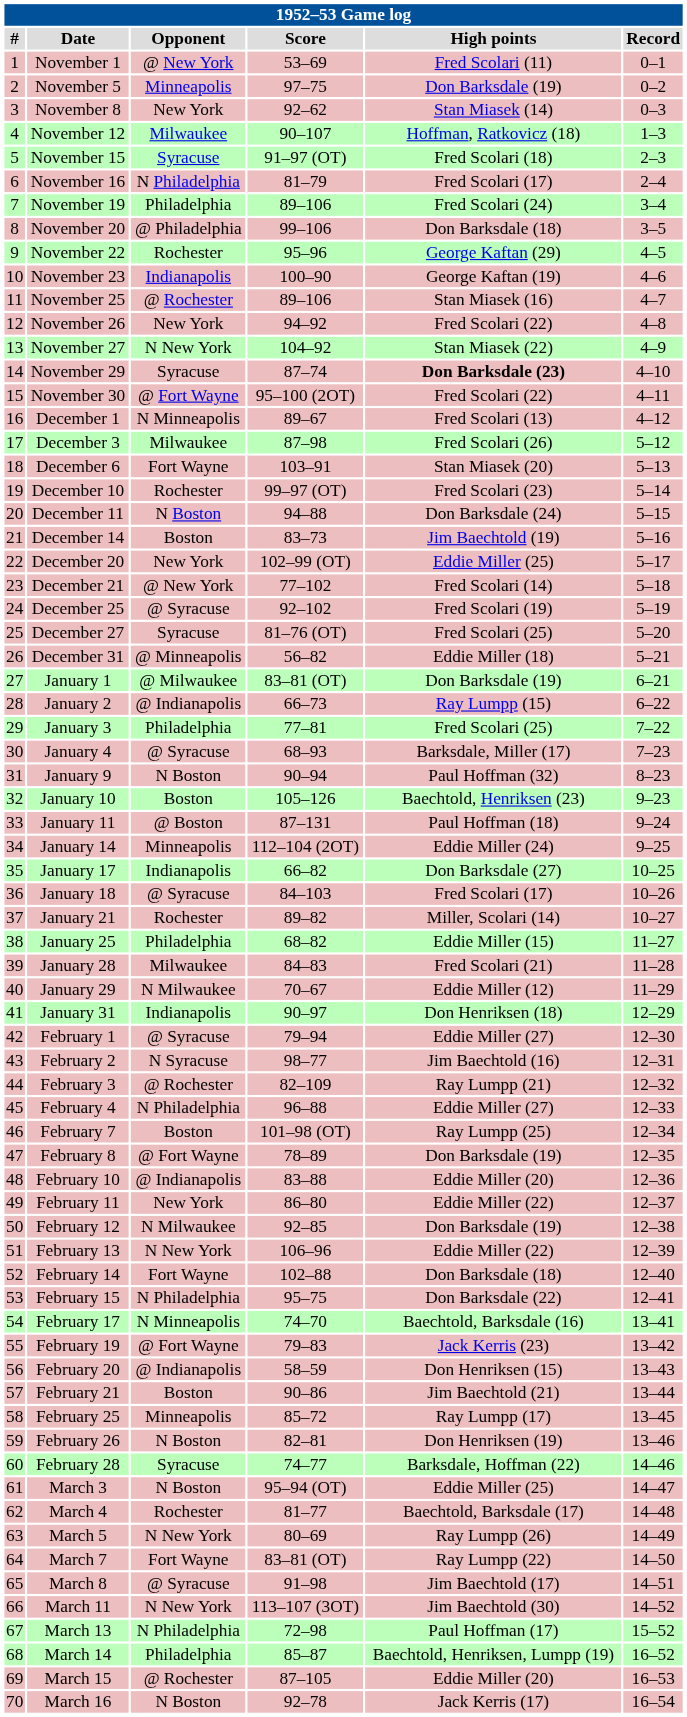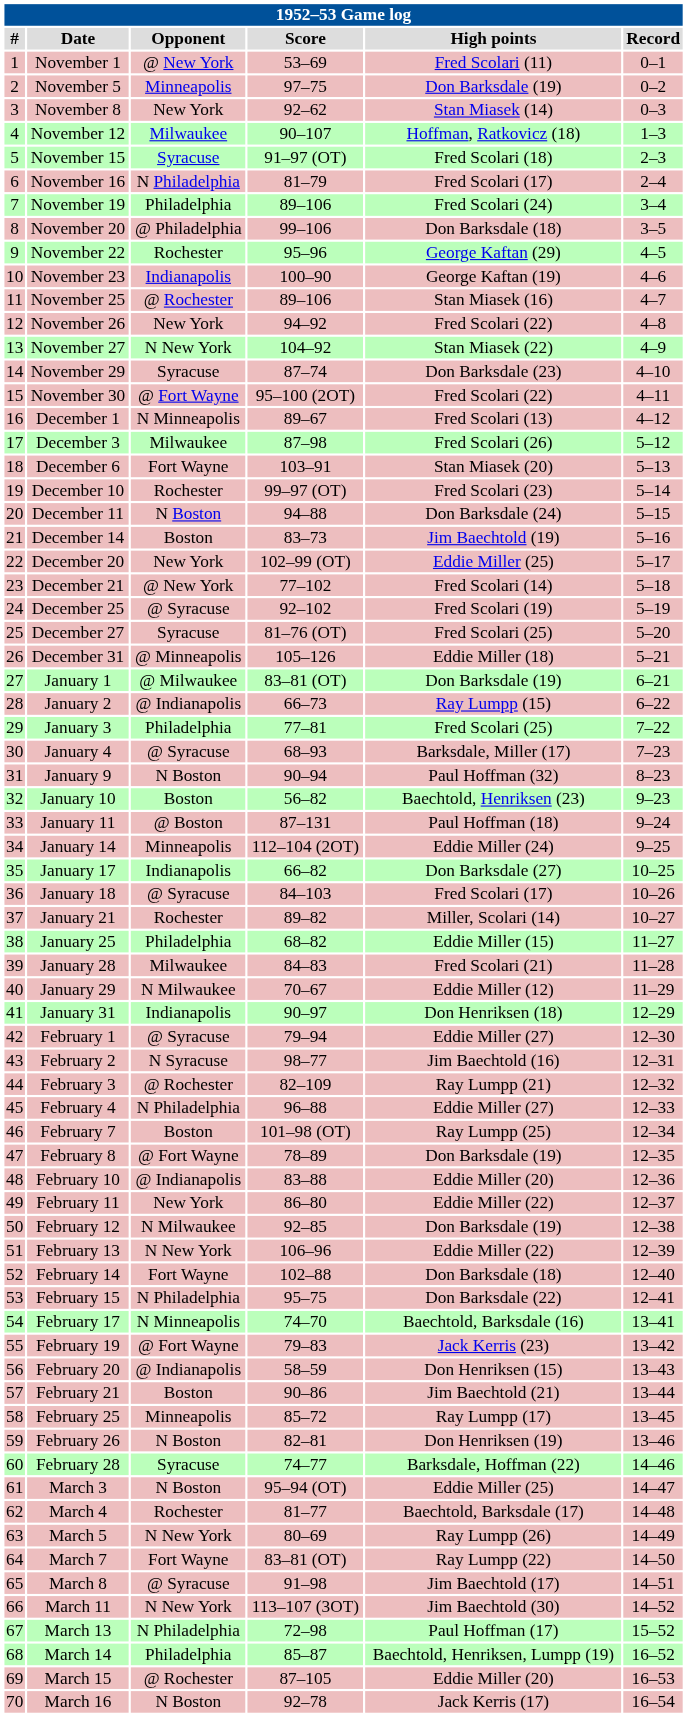(493, 371) bold -> (493, 371) normal
(305, 656) 56–82 -> (305, 656) 105–126
(305, 799) 105–126 -> (305, 799) 56–82
